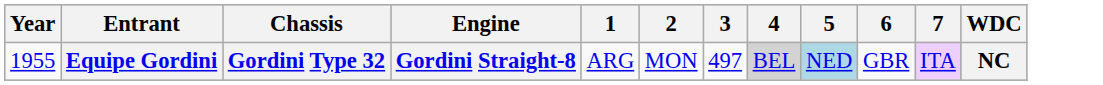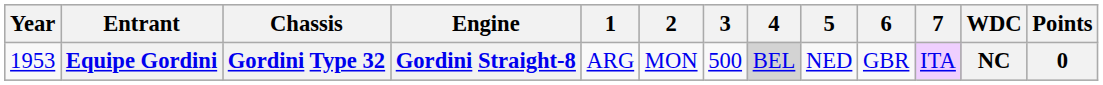+ column: (1062, 23)
(33, 60) 1955 -> (33, 60) 1953
(725, 60) 497 -> (725, 60) 500
(829, 60) lightblue background -> (829, 60) no background
